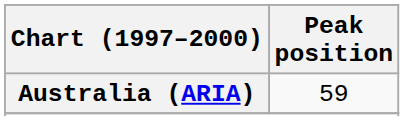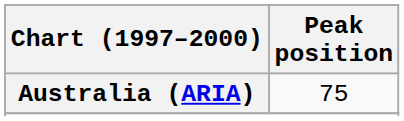(334, 94) 59 -> (334, 94) 75
